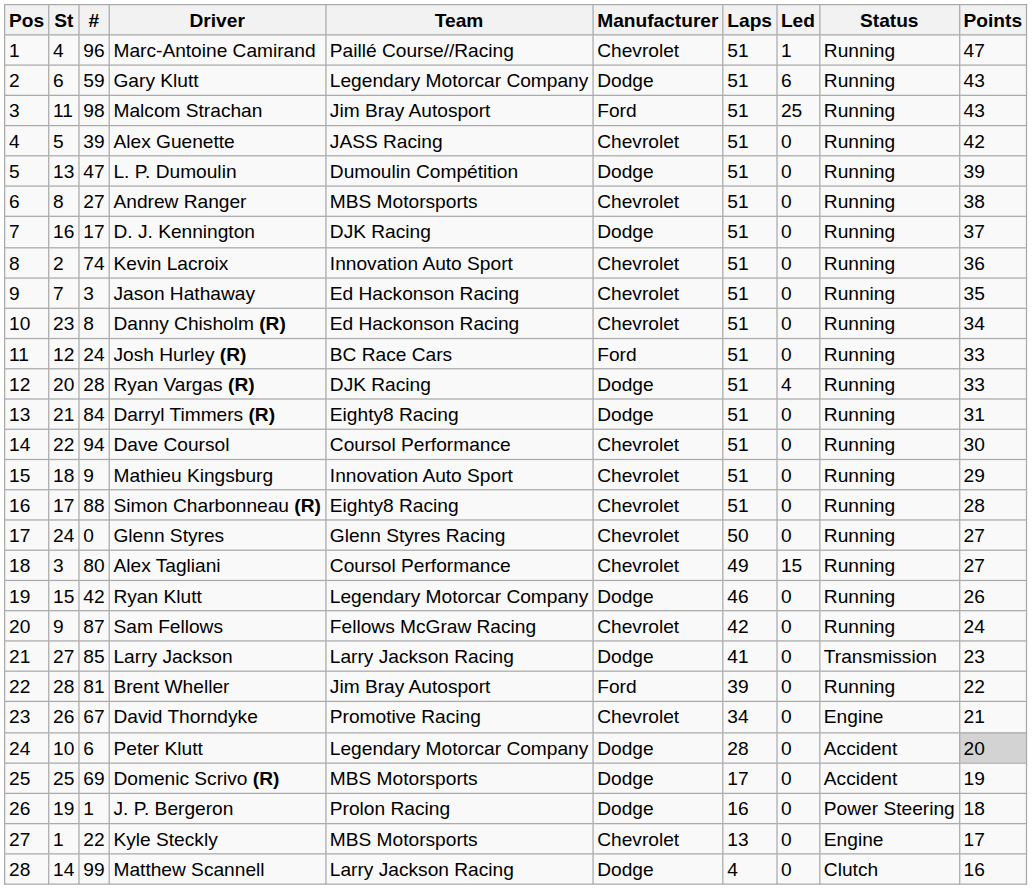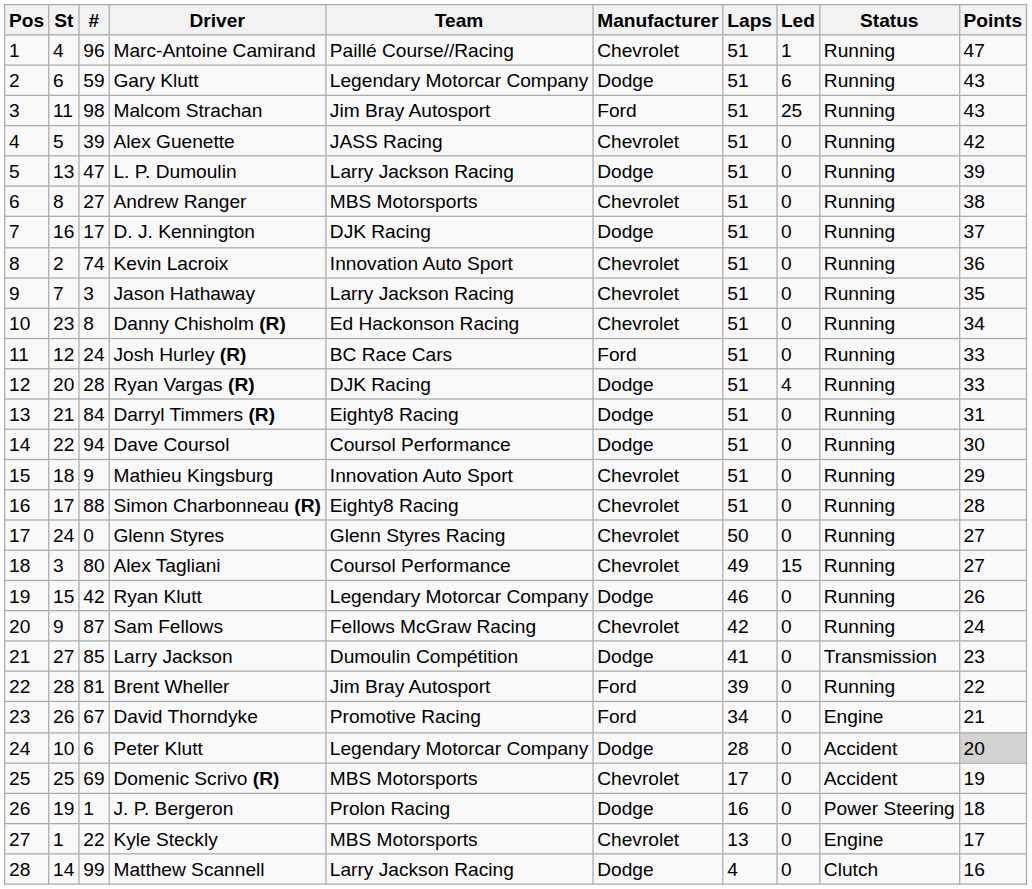(424, 172) Dumoulin Compétition -> (422, 172) Larry Jackson Racing
(425, 293) Ed Hackonson Racing -> (422, 293) Larry Jackson Racing
(638, 444) Chevrolet -> (625, 444) Dodge
(422, 657) Larry Jackson Racing -> (424, 657) Dumoulin Compétition
(638, 717) Chevrolet -> (617, 717) Ford
(625, 778) Dodge -> (638, 778) Chevrolet
